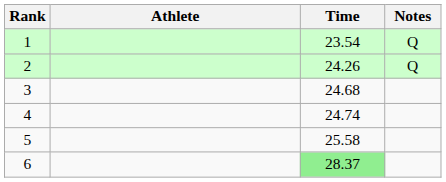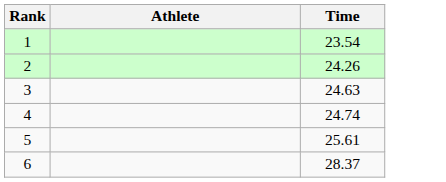- column: (413, 16)
(342, 90) 24.68 -> (342, 90) 24.63
(342, 139) 25.58 -> (342, 139) 25.61
(342, 164) lightgreen background -> (342, 164) no background
